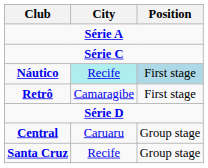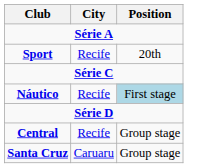+ row: (38, 53)
(104, 73) paleturquoise background -> (94, 93) no background
- row: (38, 93)
(104, 133) Caruaru -> (94, 133) Recife
(104, 152) Recife -> (94, 152) Caruaru
